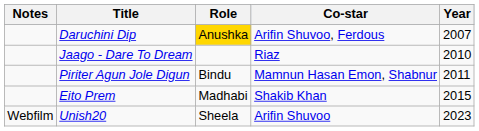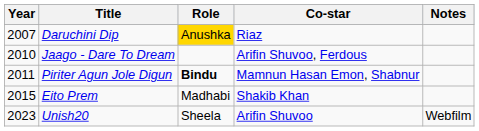columns swapped: (457, 14) <-> (30, 14)
(319, 34) Arifin Shuvoo, Ferdous -> (249, 34) Riaz
(267, 55) Riaz -> (302, 55) Arifin Shuvoo, Ferdous
(215, 75) normal -> (199, 75) bold
